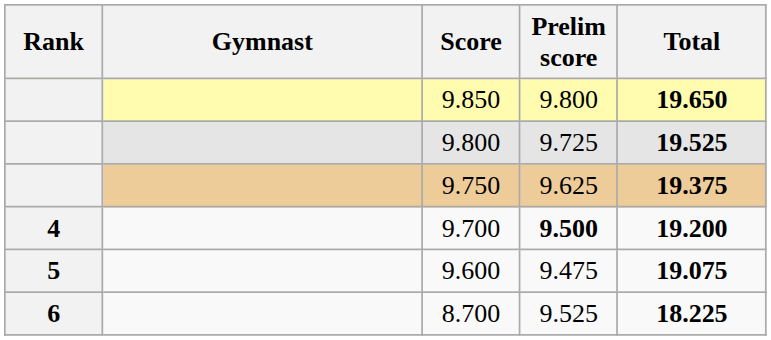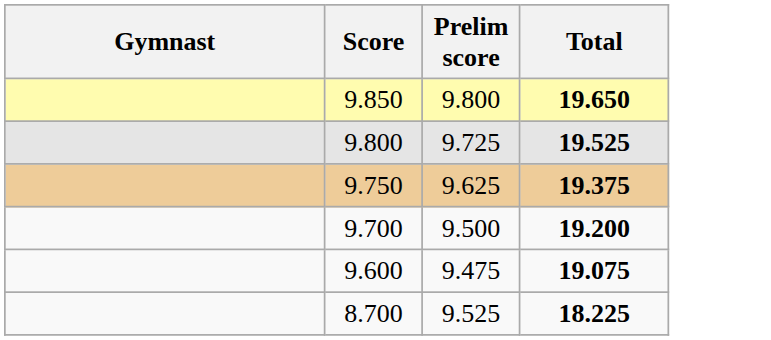- column: (54, 41)
(569, 228) bold -> (471, 228) normal
